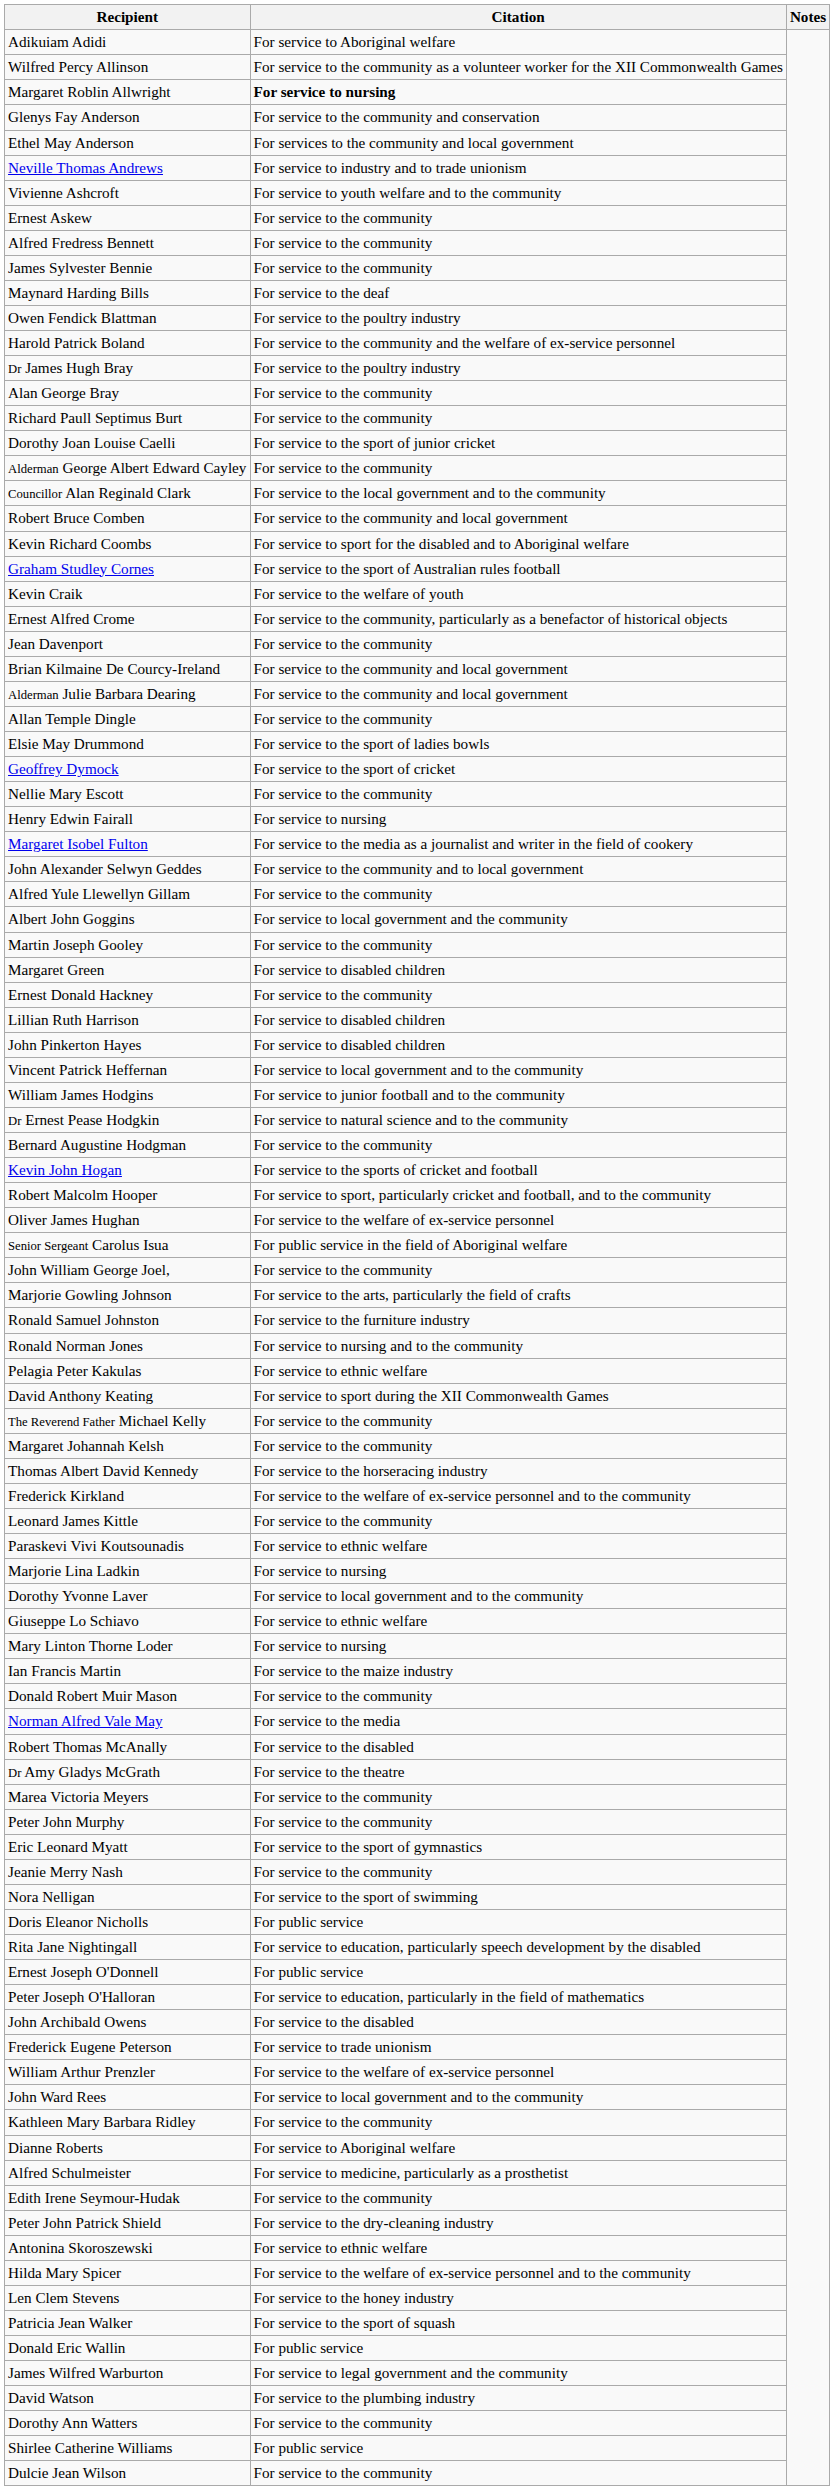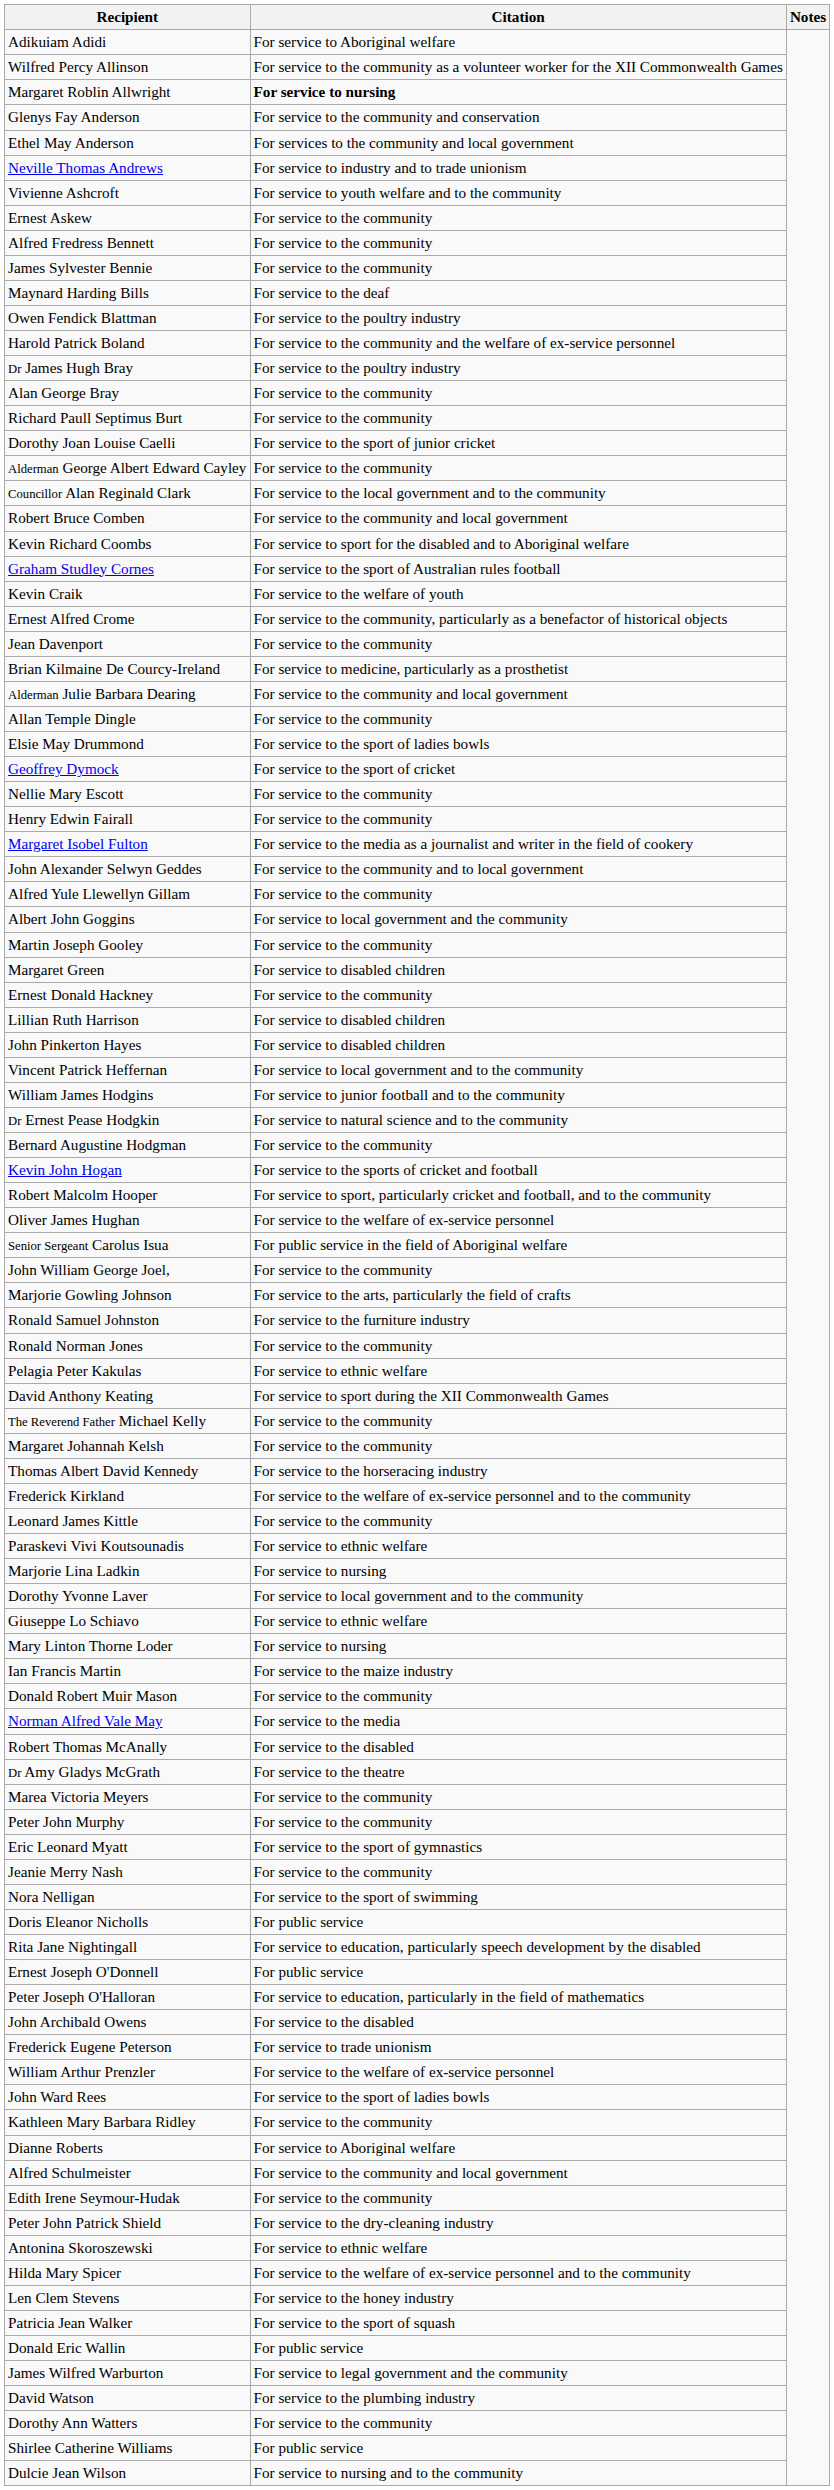(411, 668) For service to the community and local government -> (411, 668) For service to medicine, particularly as a prosthetist
(320, 819) For service to nursing -> (343, 819) For service to the community
(388, 1345) For service to nursing and to the community -> (343, 1345) For service to the community
(418, 2097) For service to local government and to the community -> (371, 2097) For service to the sport of ladies bowls
(411, 2172) For service to medicine, particularly as a prosthetist -> (411, 2172) For service to the community and local government
(343, 2473) For service to the community -> (388, 2473) For service to nursing and to the community
